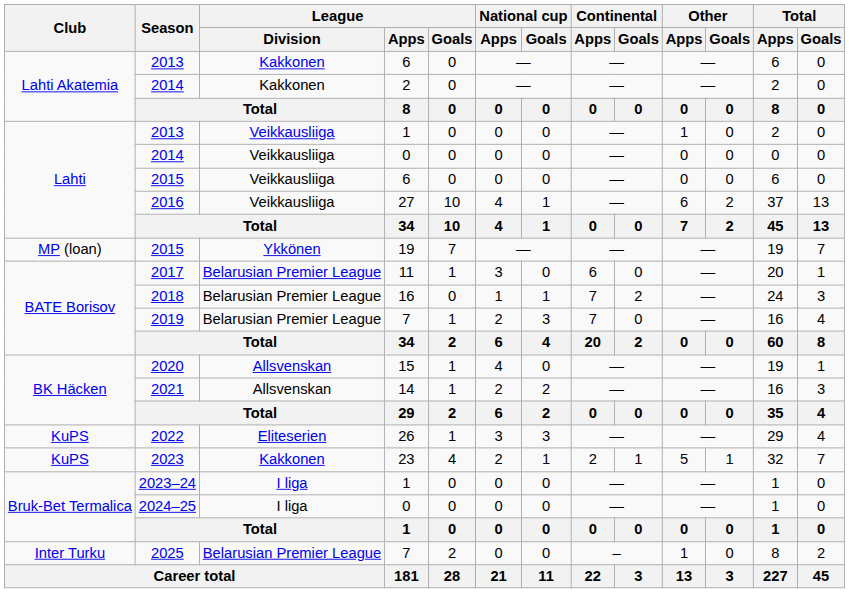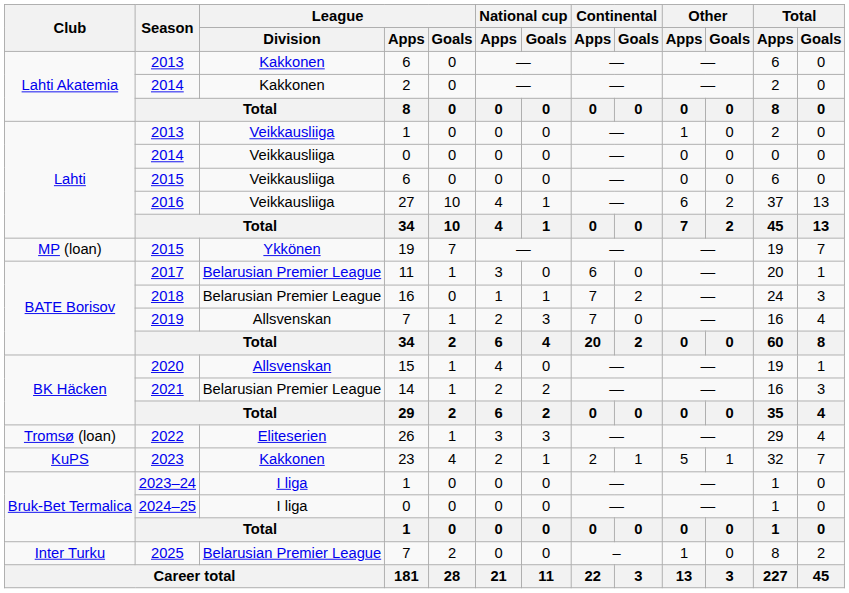(292, 319) Belarusian Premier League -> (292, 319) Allsvenskan
(292, 389) Allsvenskan -> (292, 389) Belarusian Premier League
(70, 436) KuPS -> (70, 436) Tromsø (loan)
